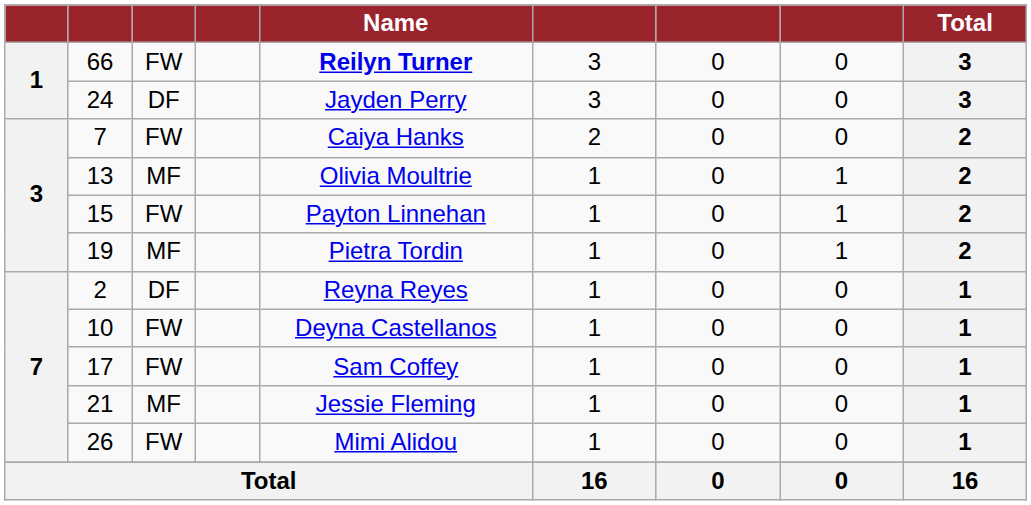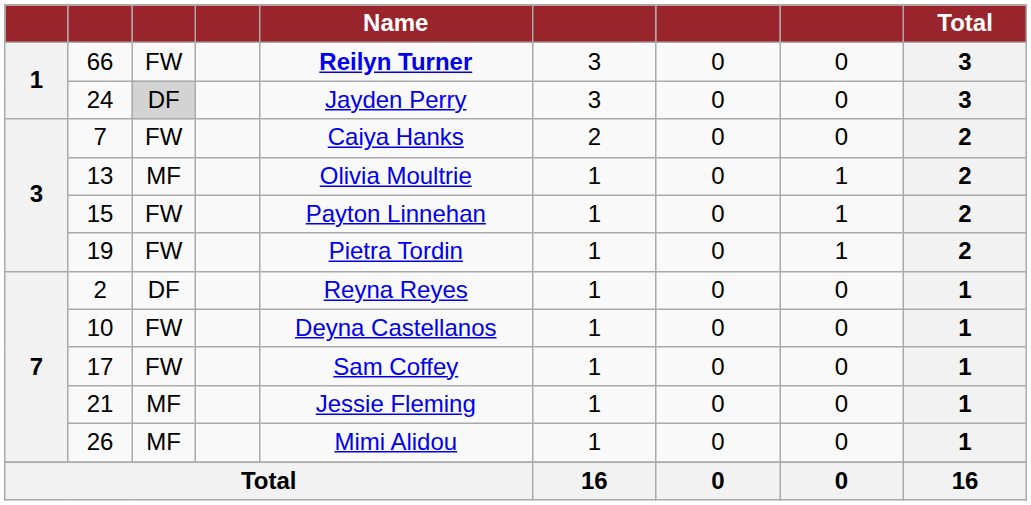(164, 99) no background -> (164, 99) lightgrey background
(164, 251) MF -> (164, 251) FW
(164, 442) FW -> (164, 442) MF
